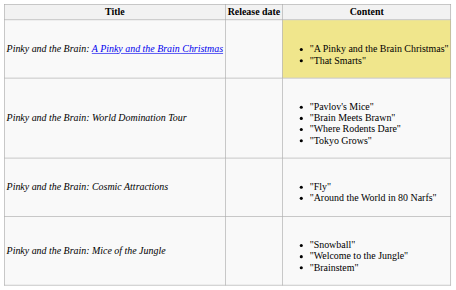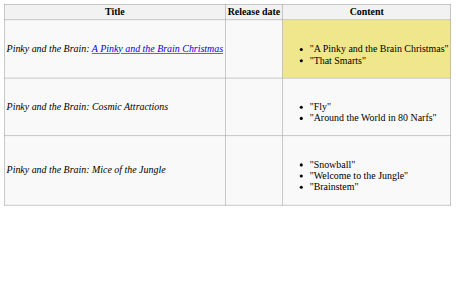- row: (97, 118)
